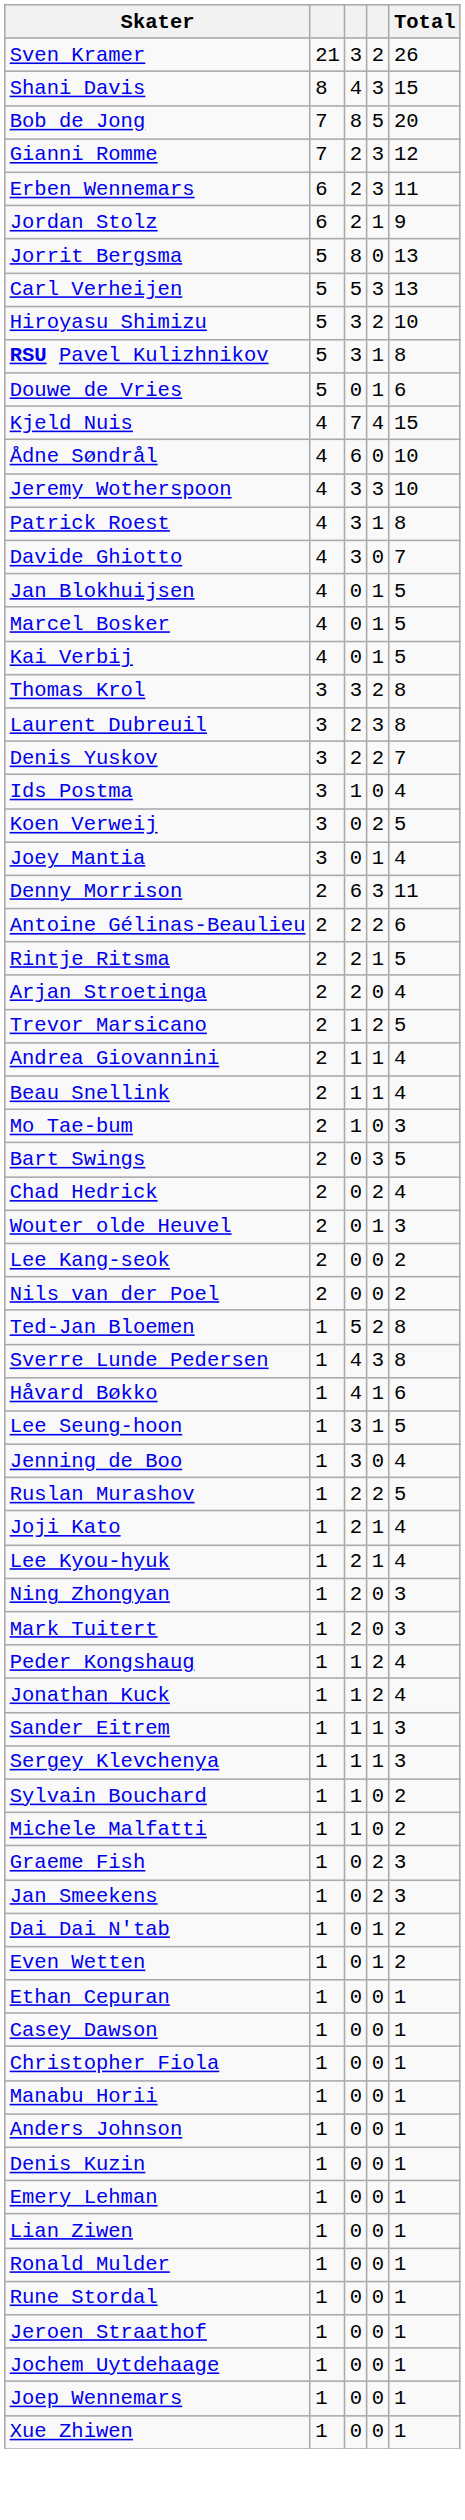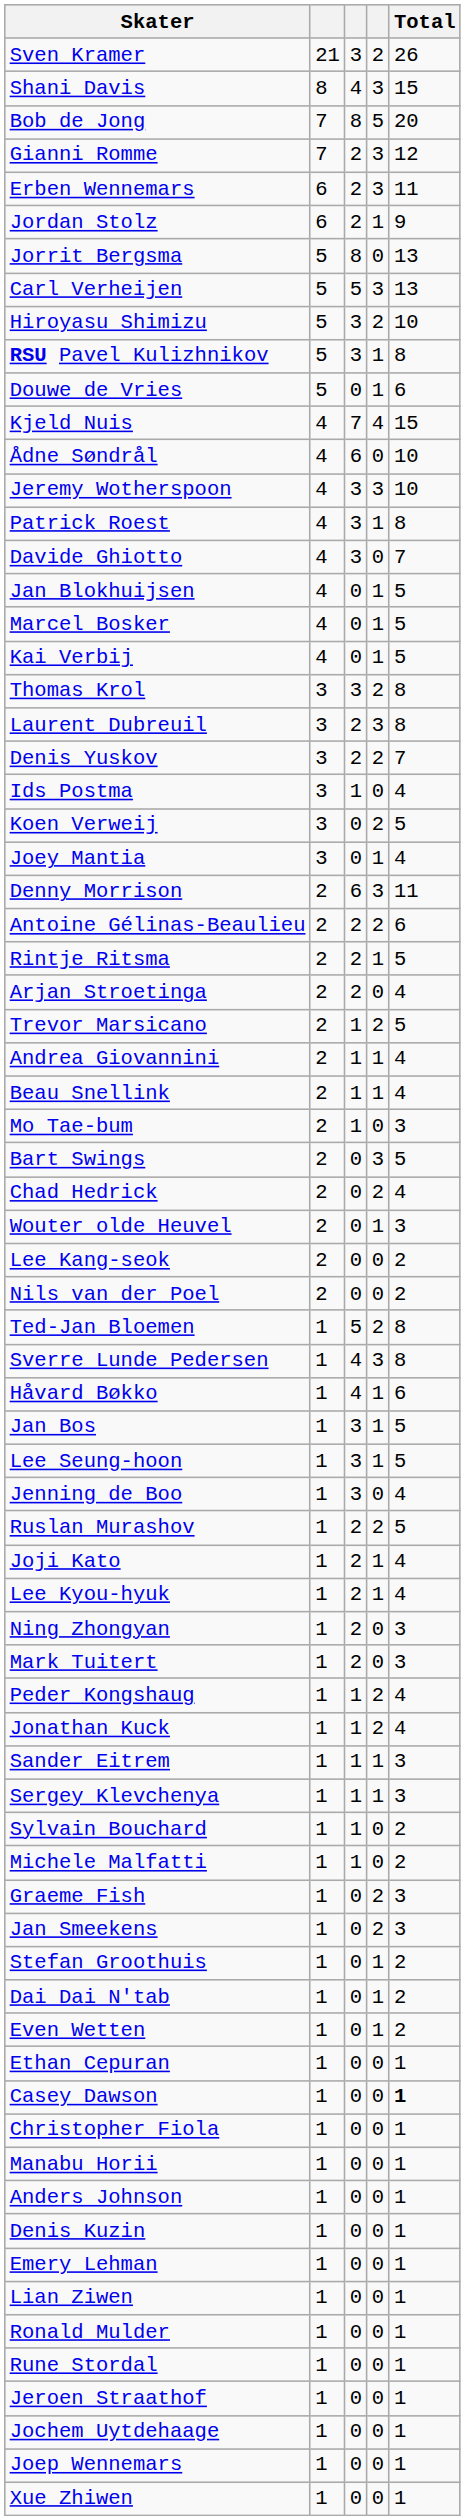+ row: (53, 1428)
+ row: (108, 1963)
(400, 2030) normal -> (400, 2097) bold
